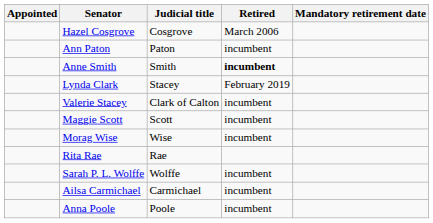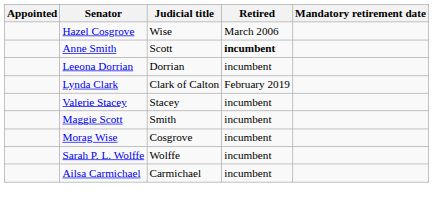(171, 31) Cosgrove -> (161, 31) Wise
- row: (86, 48)
(163, 66) Smith -> (161, 48) Scott
+ row: (98, 66)
(164, 84) Stacey -> (184, 84) Clark of Calton
(184, 102) Clark of Calton -> (164, 102) Stacey
(161, 119) Scott -> (163, 119) Smith
(161, 137) Wise -> (171, 137) Cosgrove
- row: (82, 155)
- row: (89, 208)
